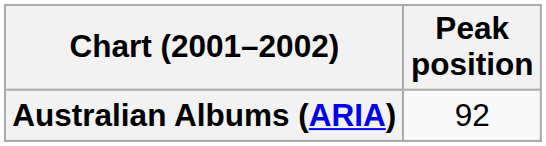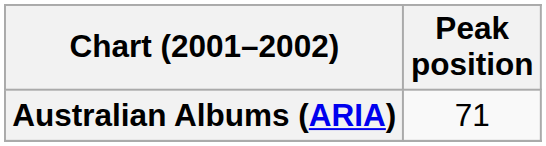(472, 114) 92 -> (472, 114) 71
